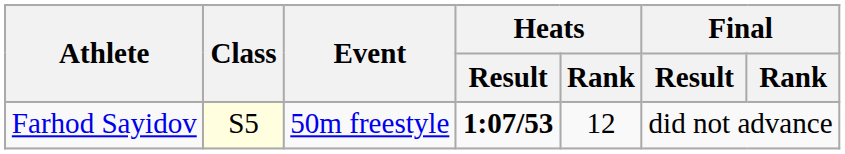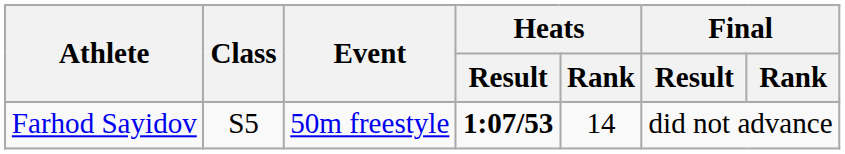(244, 124) lightyellow background -> (244, 124) no background
(601, 124) 12 -> (601, 124) 14
